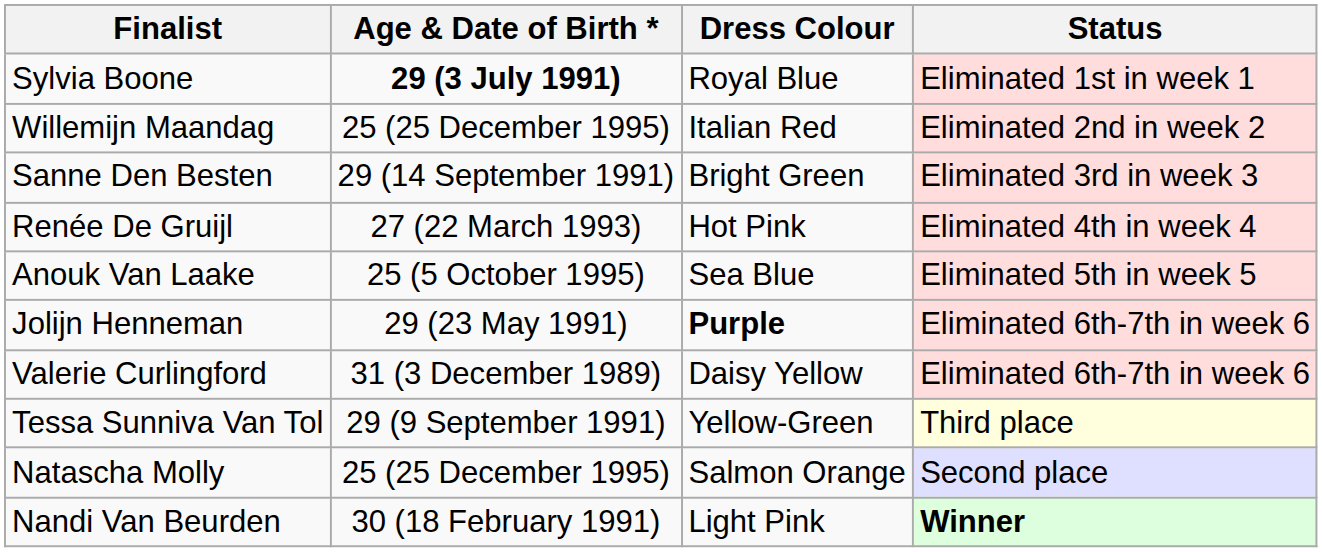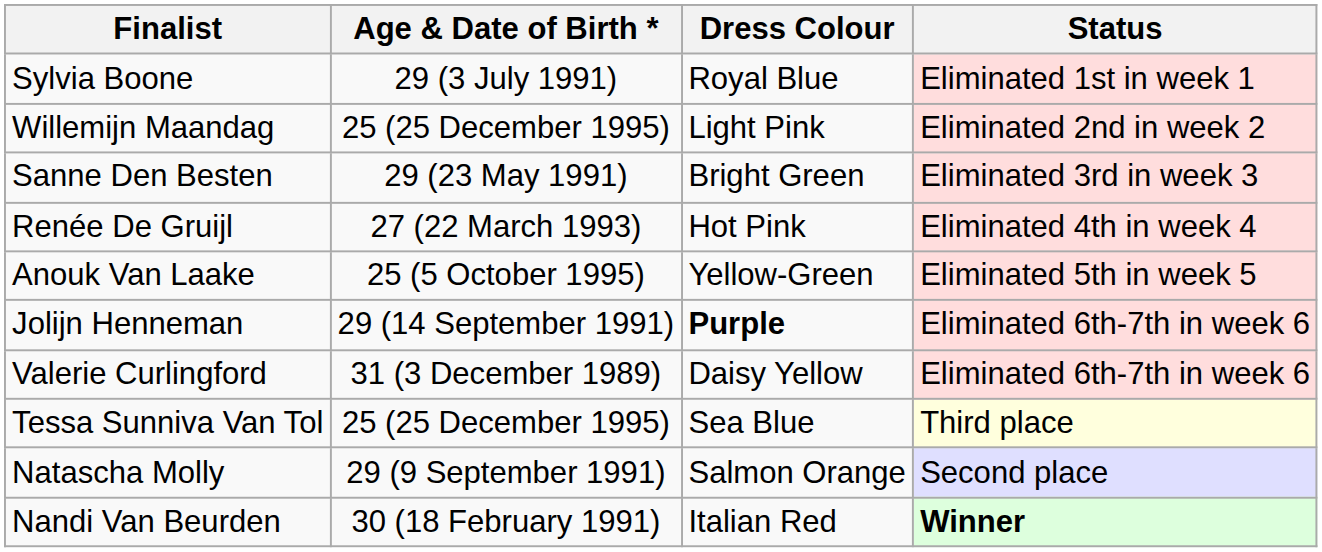(506, 78) bold -> (506, 78) normal
(763, 127) Italian Red -> (757, 127) Light Pink
(506, 176) 29 (14 September 1991) -> (506, 176) 29 (23 May 1991)
(751, 275) Sea Blue -> (781, 275) Yellow-Green
(506, 324) 29 (23 May 1991) -> (506, 324) 29 (14 September 1991)
(506, 422) 29 (9 September 1991) -> (506, 422) 25 (25 December 1995)
(781, 422) Yellow-Green -> (751, 422) Sea Blue
(506, 472) 25 (25 December 1995) -> (506, 472) 29 (9 September 1991)
(757, 521) Light Pink -> (763, 521) Italian Red
